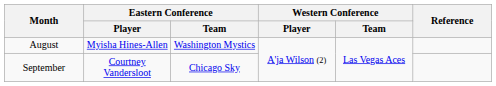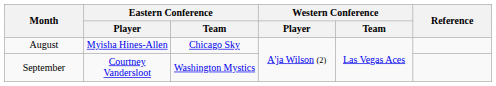(215, 45) Washington Mystics -> (215, 45) Chicago Sky
(215, 68) Chicago Sky -> (215, 68) Washington Mystics
